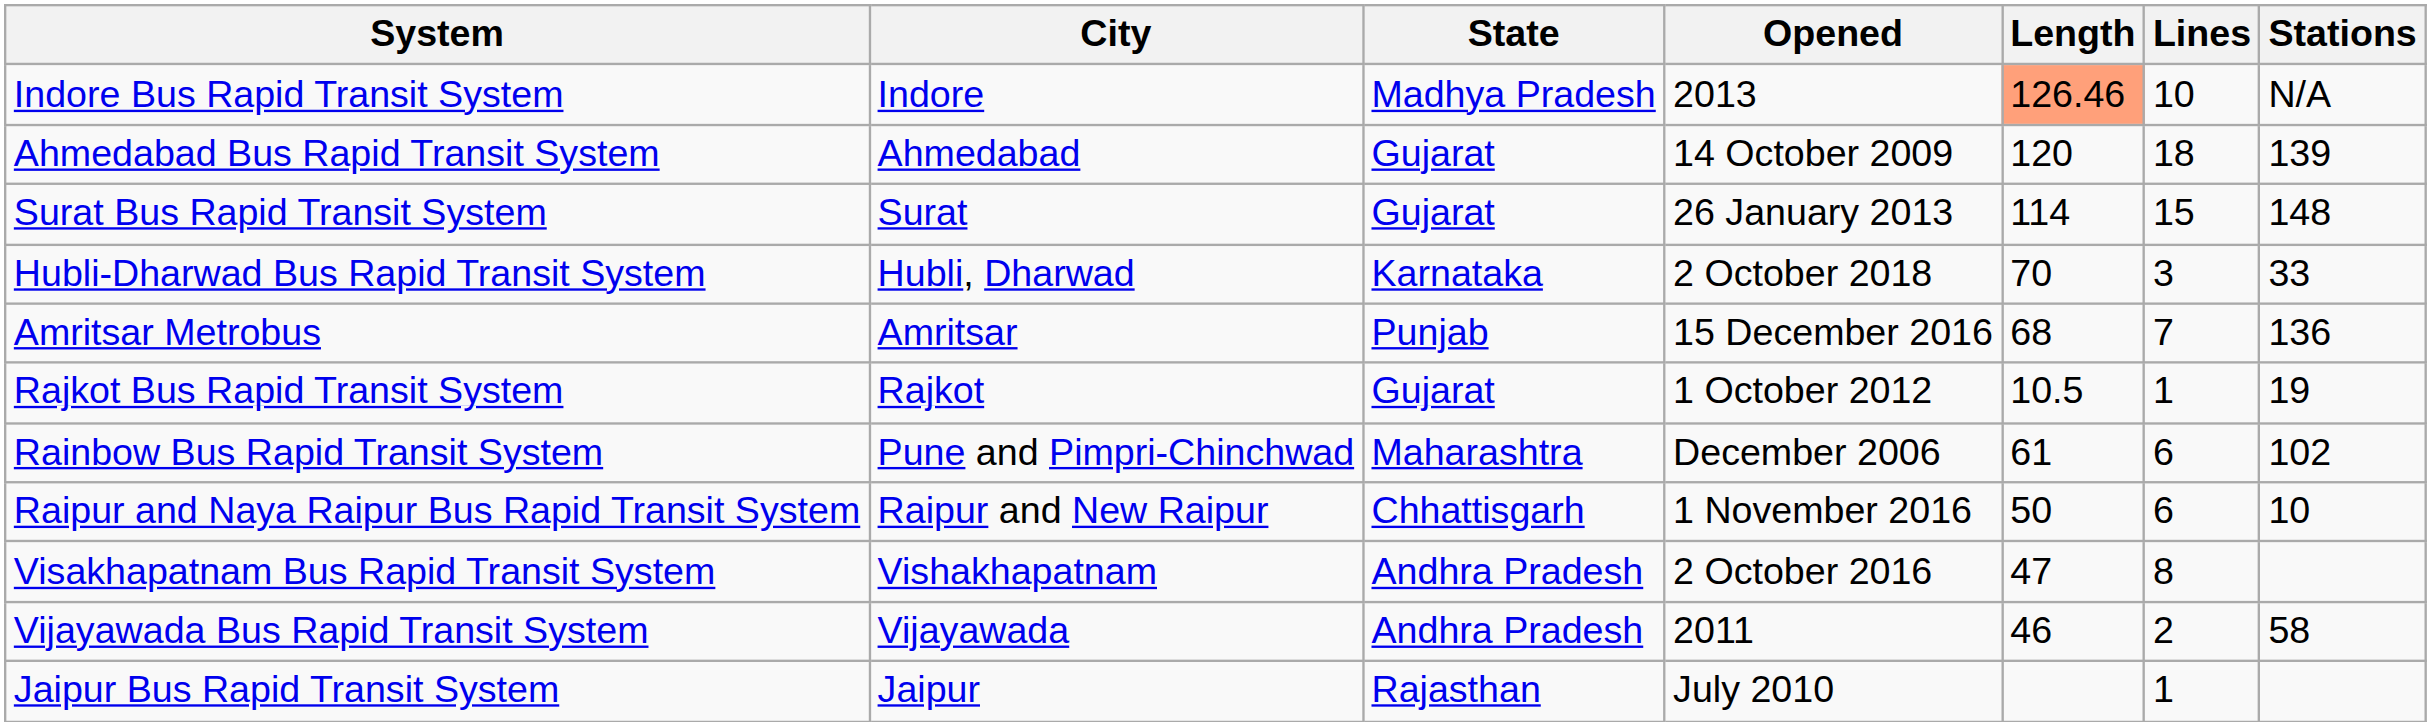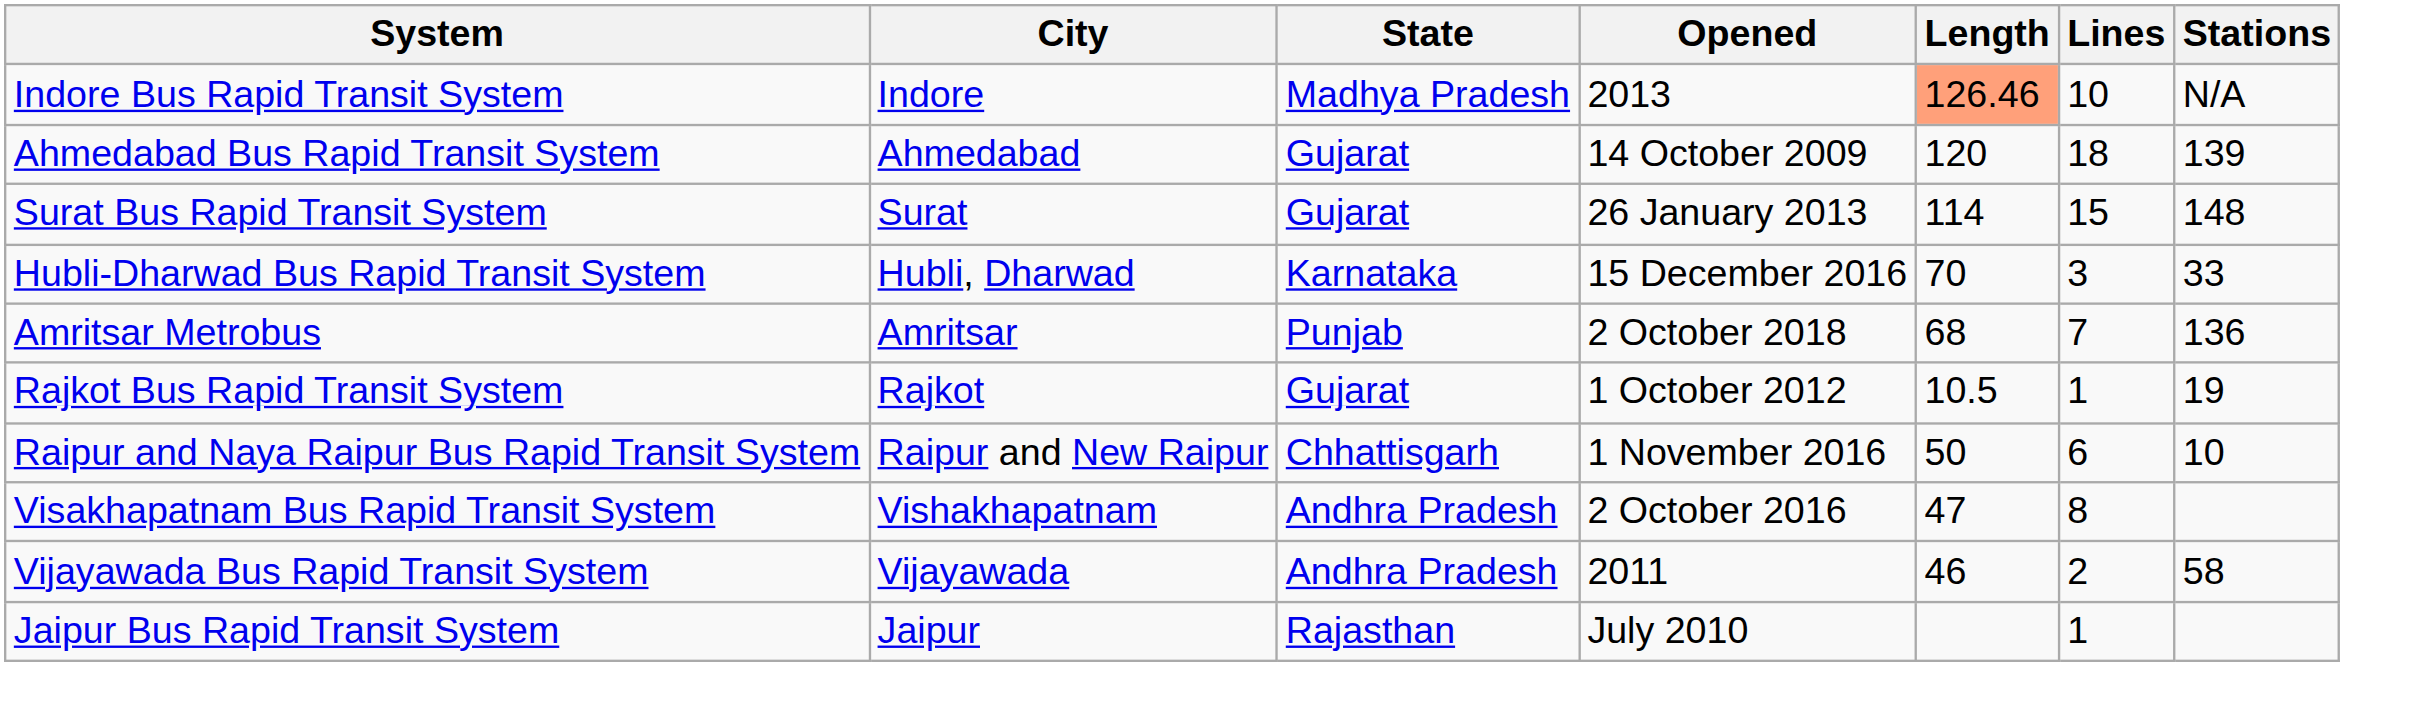(1803, 272) 2 October 2018 -> (1747, 272) 15 December 2016
(1833, 332) 15 December 2016 -> (1717, 332) 2 October 2018
- row: (309, 451)
